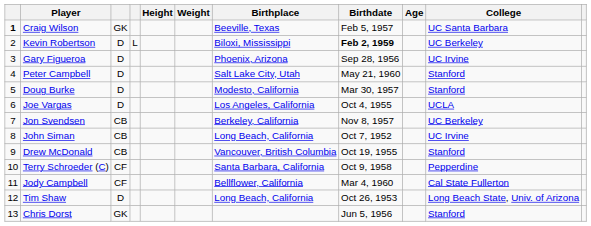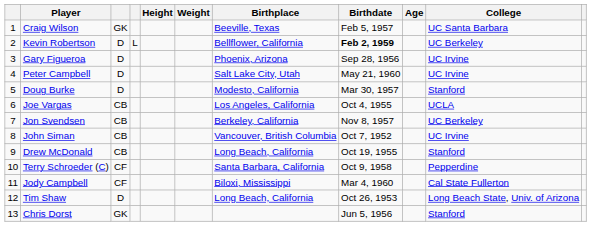(13, 28) bold -> (13, 28) normal
(252, 43) Biloxi, Mississippi -> (259, 43) Bellflower, California
(447, 74) Stanford -> (448, 74) UC Irvine
(120, 105) D -> (120, 105) CB
(264, 136) Long Beach, California -> (275, 136) Vancouver, British Columbia
(275, 152) Vancouver, British Columbia -> (264, 152) Long Beach, California
(259, 183) Bellflower, California -> (252, 183) Biloxi, Mississippi
